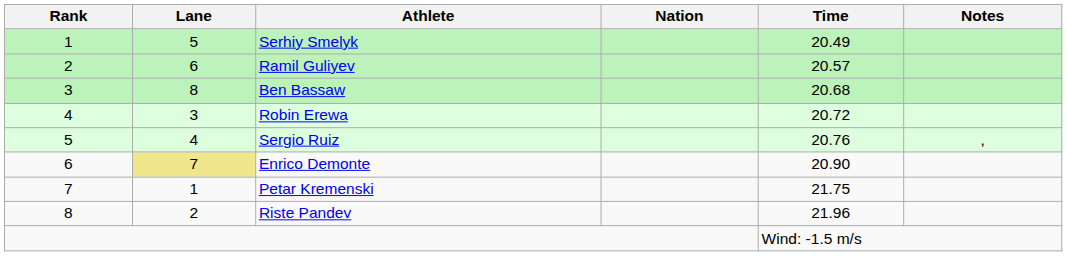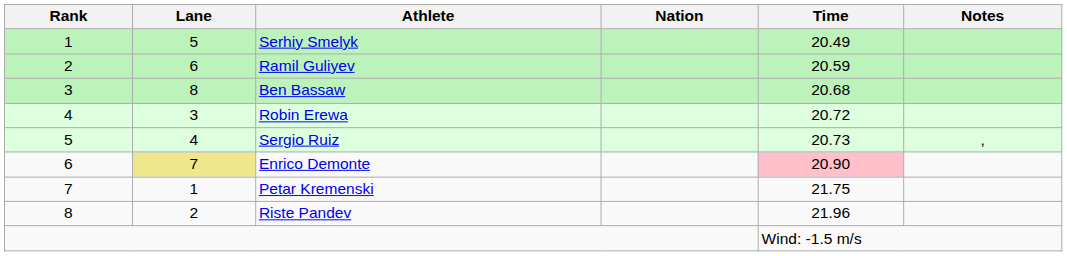(831, 66) 20.57 -> (831, 66) 20.59
(831, 139) 20.76 -> (831, 139) 20.73
(831, 164) no background -> (831, 164) pink background
